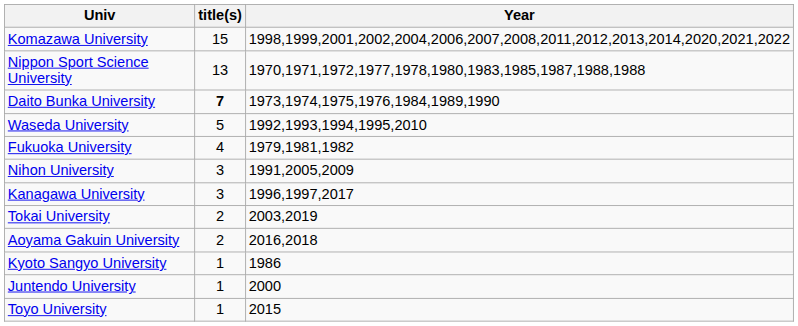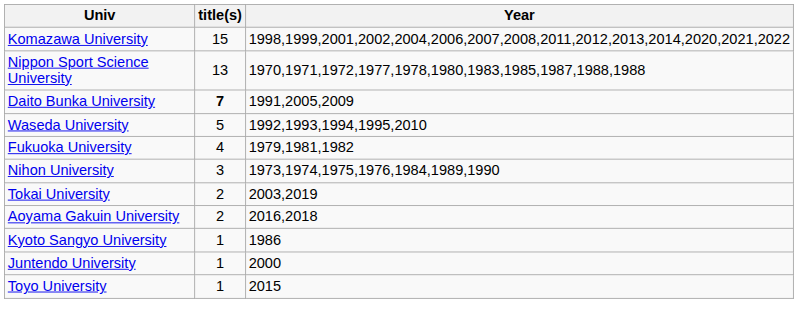(374, 101) 1973,1974,1975,1976,1984,1989,1990 -> (301, 101) 1991,2005,2009
(301, 170) 1991,2005,2009 -> (374, 170) 1973,1974,1975,1976,1984,1989,1990
- row: (76, 194)
